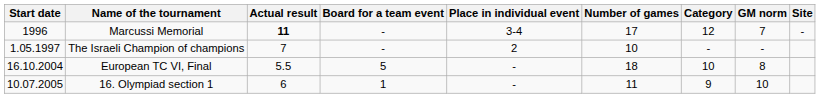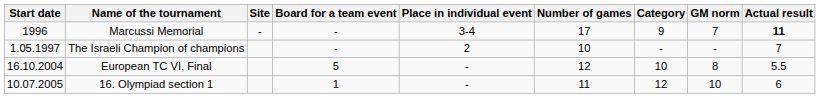columns swapped: (802, 13) <-> (283, 13)
(708, 31) 12 -> (661, 31) 9
(632, 66) 18 -> (584, 66) 12
(708, 84) 9 -> (661, 84) 12
